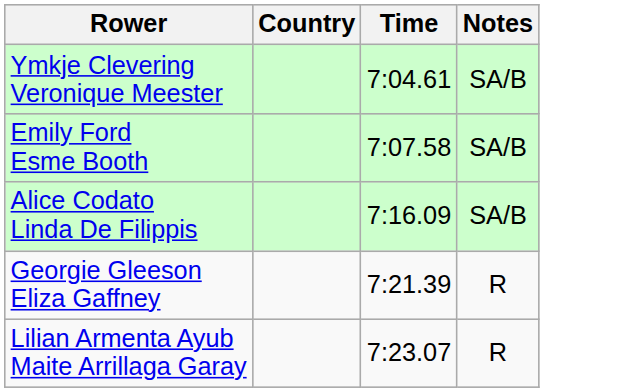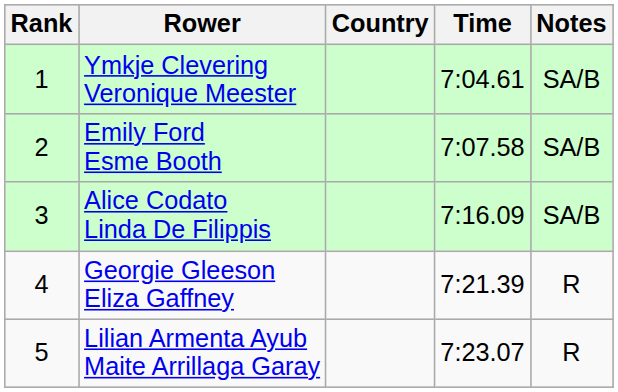+ column: (42, 24)
